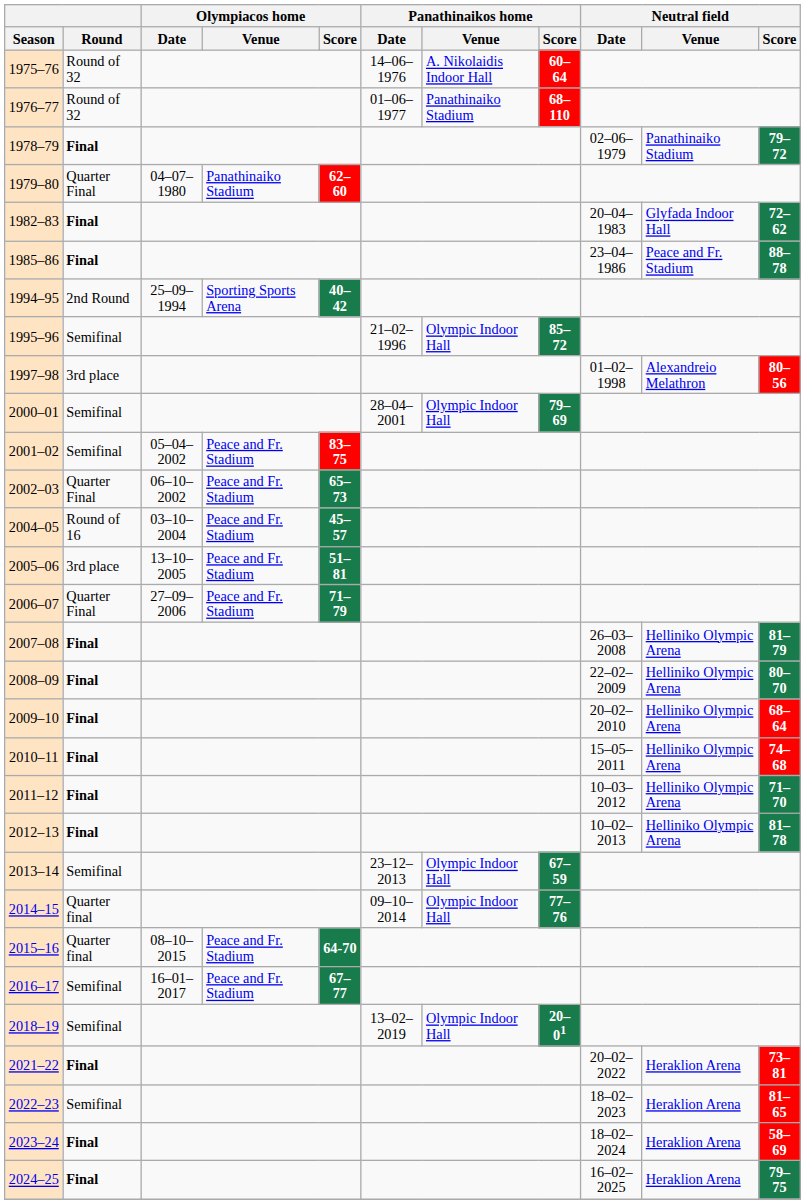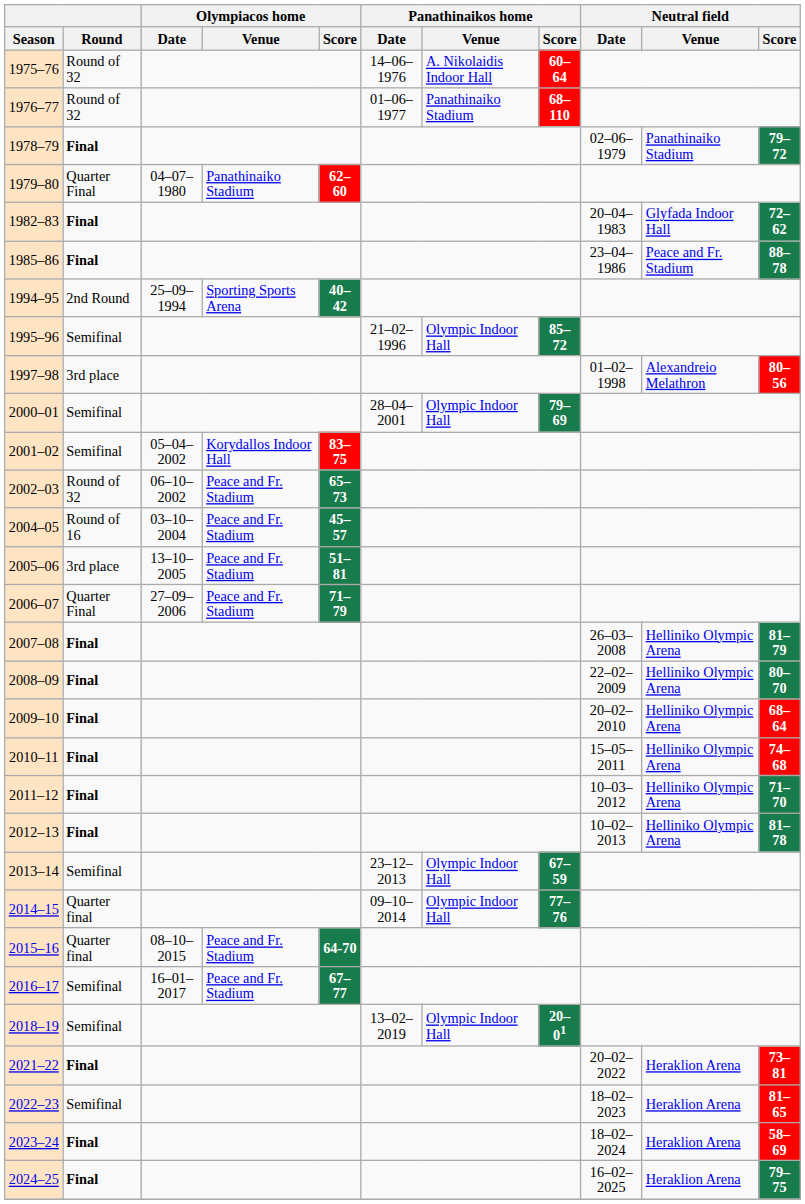(244, 451) Peace and Fr. Stadium -> (259, 451) Korydallos Indoor Hall
(88, 489) Quarter Final -> (93, 489) Round of 32
